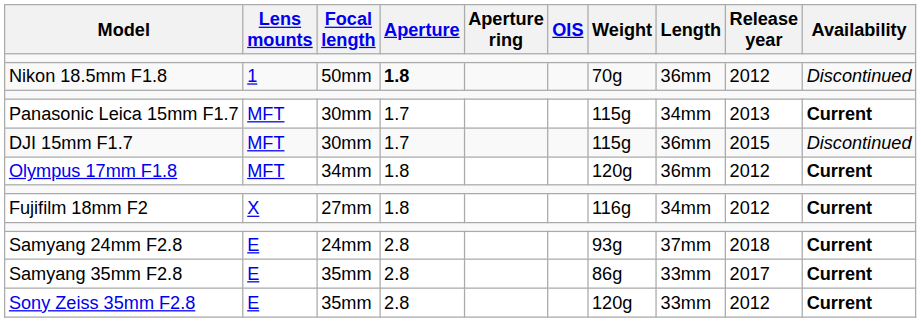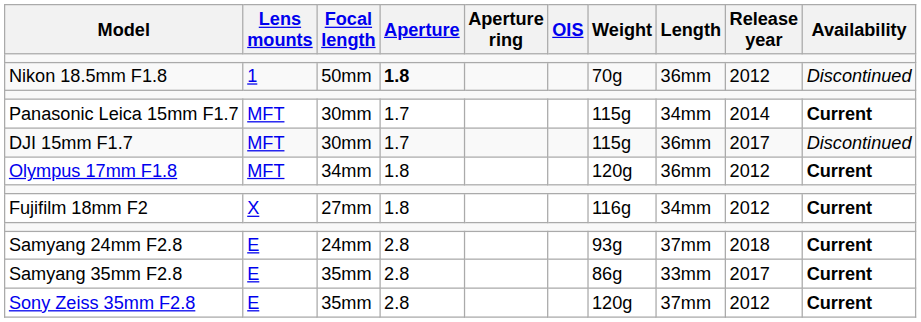(750, 114) 2013 -> (750, 114) 2014
(750, 143) 2015 -> (750, 143) 2017
(686, 303) 33mm -> (686, 303) 37mm
